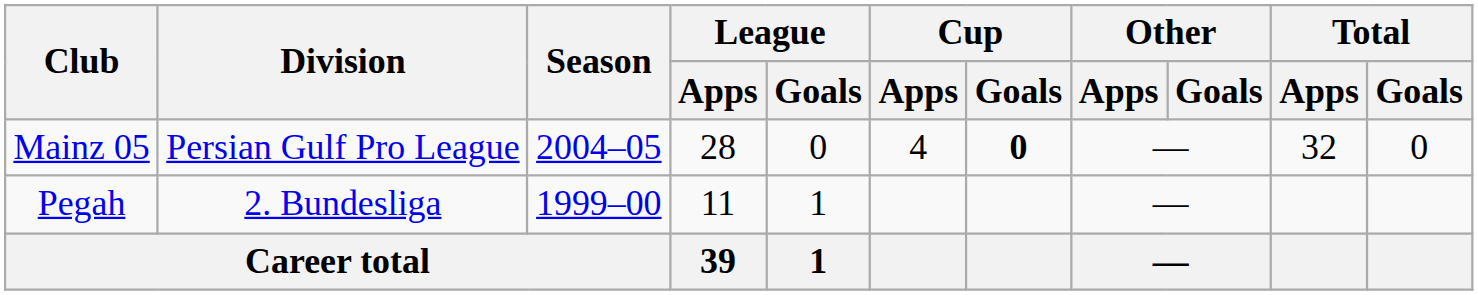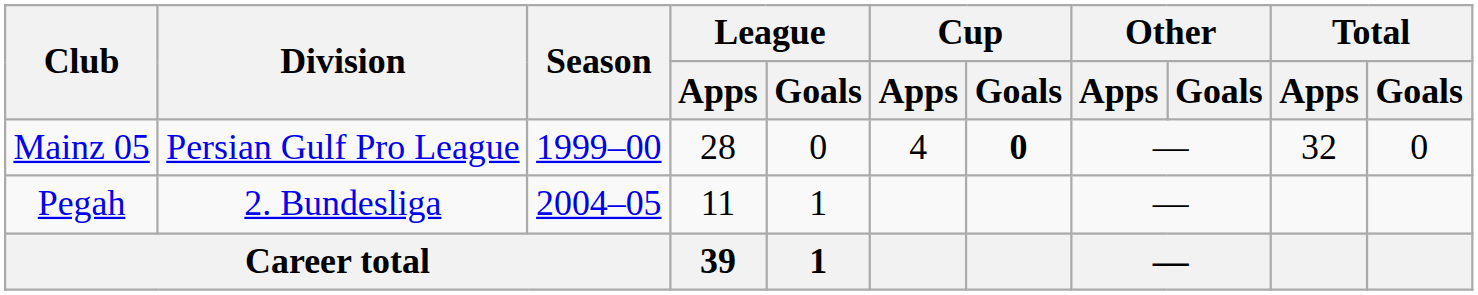(599, 146) 2004–05 -> (599, 146) 1999–00
(599, 203) 1999–00 -> (599, 203) 2004–05
